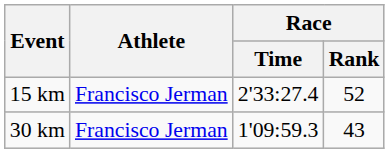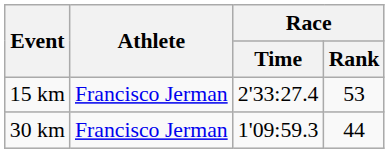(354, 94) 52 -> (354, 94) 53
(354, 130) 43 -> (354, 130) 44
